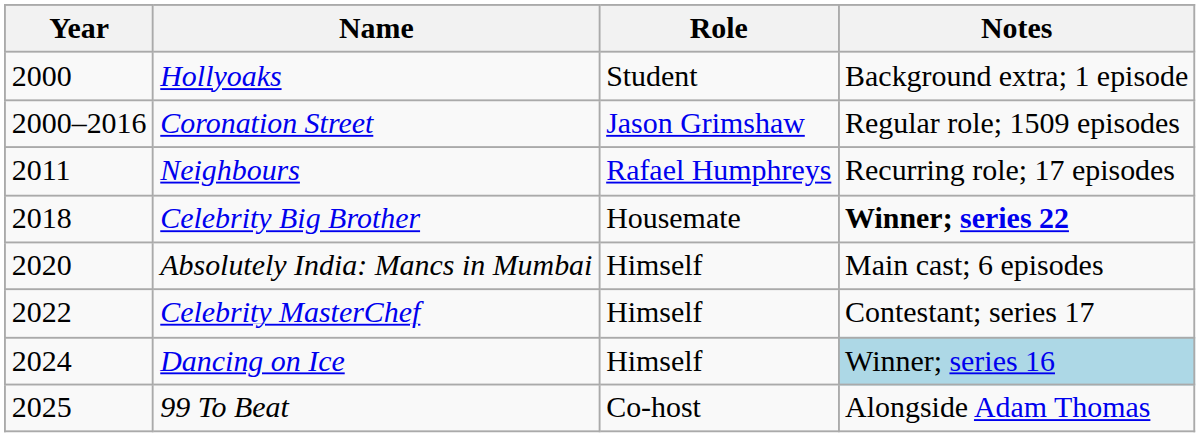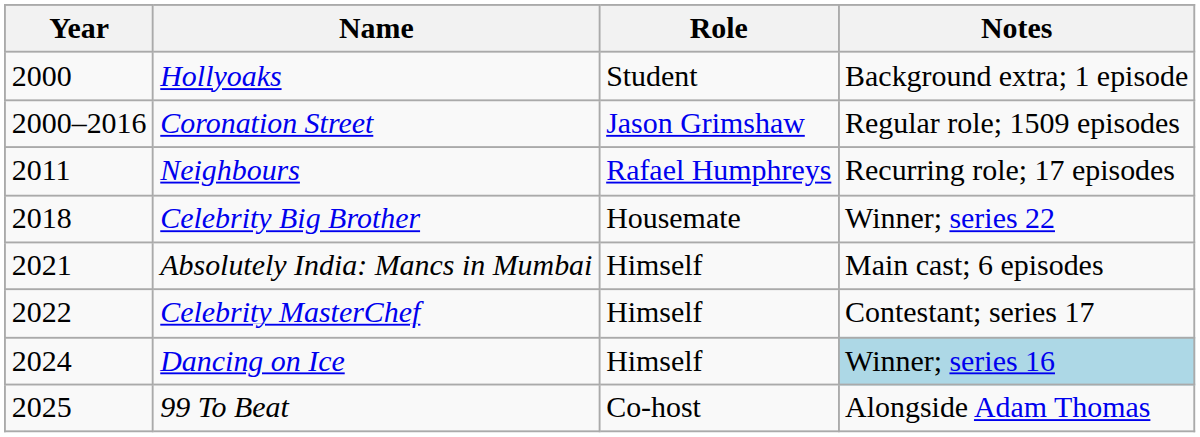(957, 218) bold -> (950, 218) normal
(42, 265) 2020 -> (42, 265) 2021
